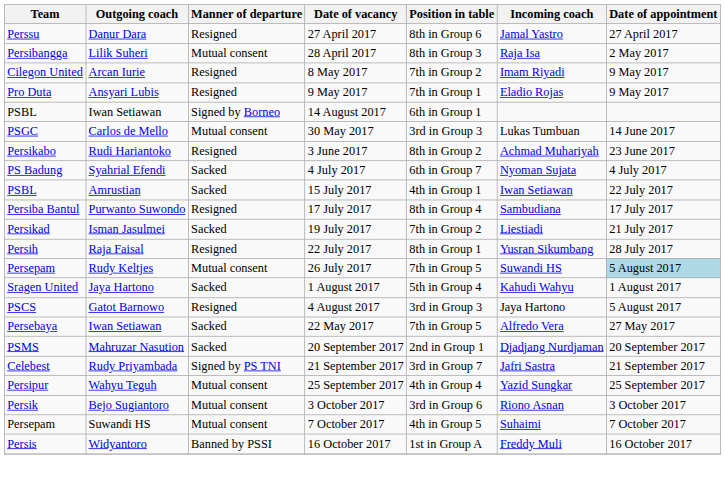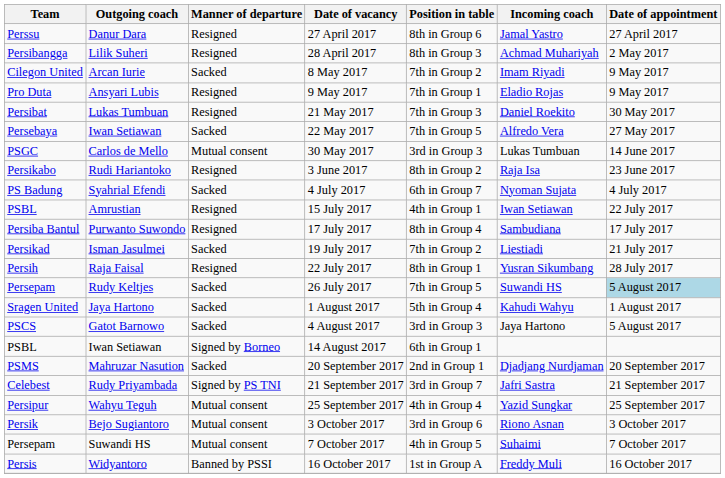(229, 53) Mutual consent -> (214, 53) Resigned
(520, 53) Raja Isa -> (549, 53) Achmad Muhariyah
(214, 72) Resigned -> (209, 72) Sacked
+ row: (341, 111)
rows swapped: (341, 326) <-> (347, 111)
(549, 151) Achmad Muhariyah -> (520, 170) Raja Isa
(209, 190) Sacked -> (214, 209) Resigned
(229, 268) Mutual consent -> (209, 287) Sacked
(214, 307) Resigned -> (209, 326) Sacked
